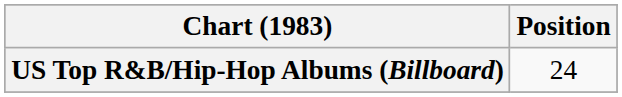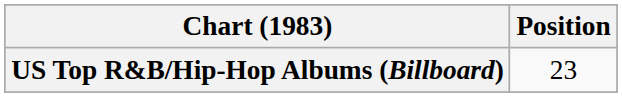(564, 69) 24 -> (564, 69) 23
